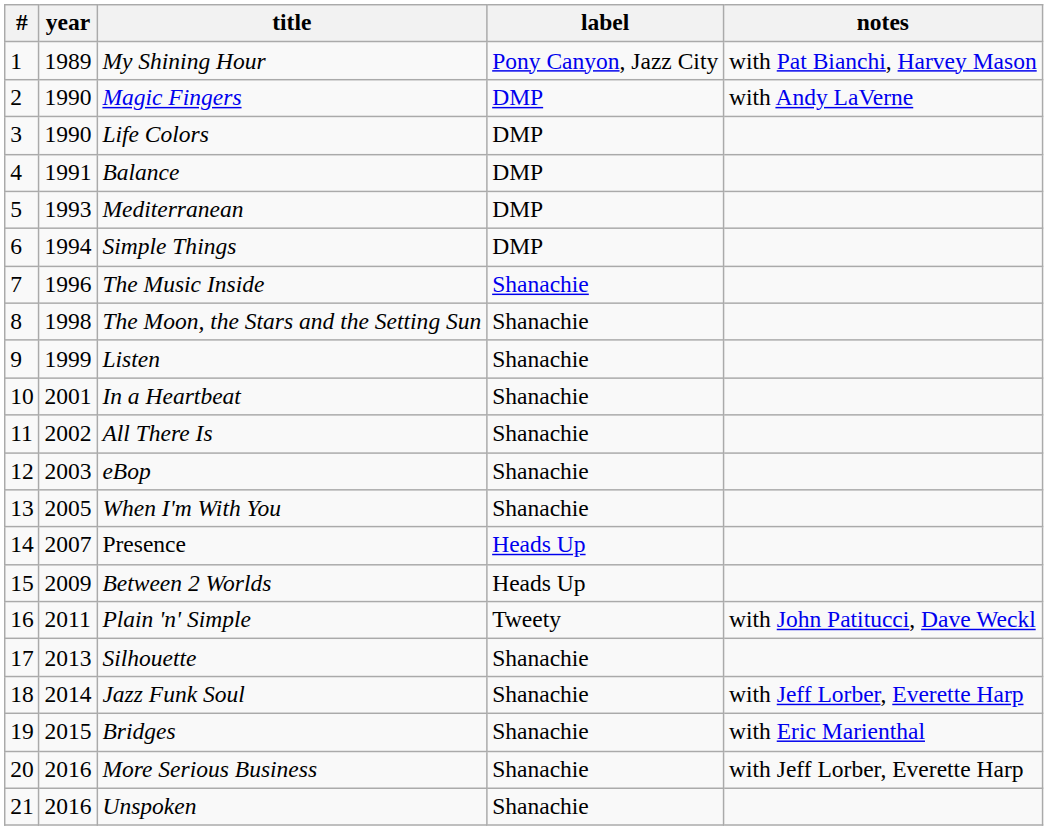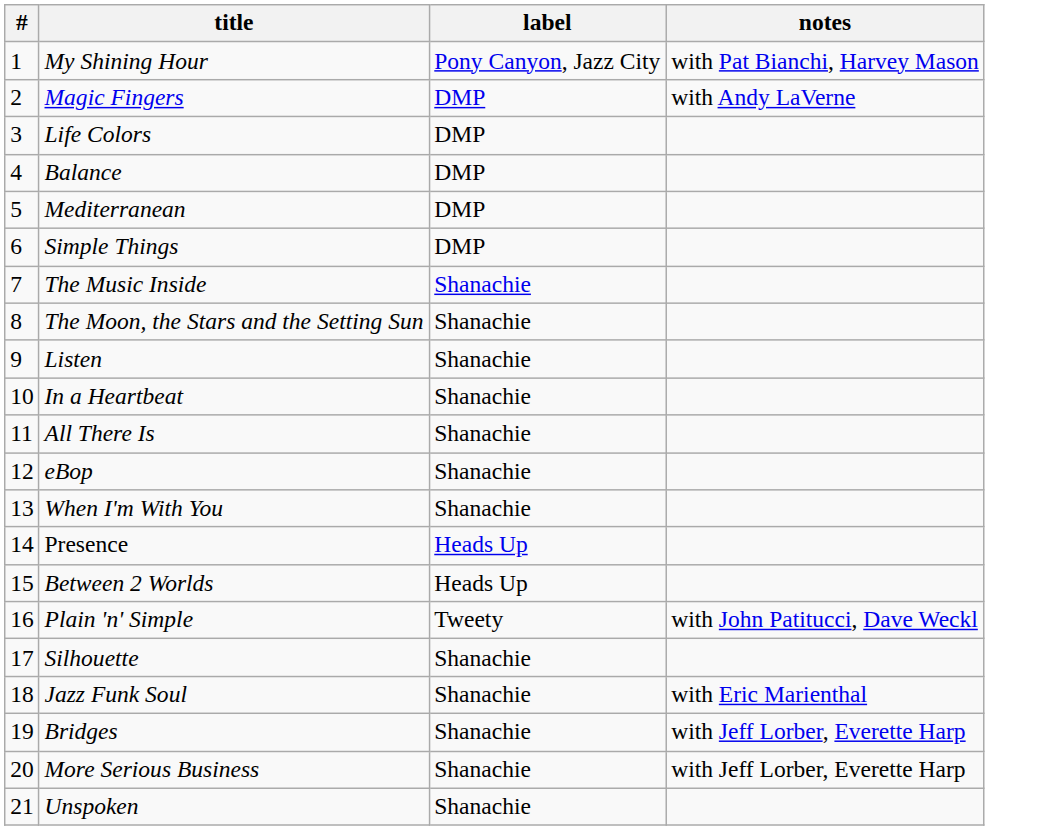- column: (68, 23)
(876, 694) with Jeff Lorber, Everette Harp -> (769, 694) with Eric Marienthal
(827, 731) with Eric Marienthal -> (818, 731) with Jeff Lorber, Everette Harp
